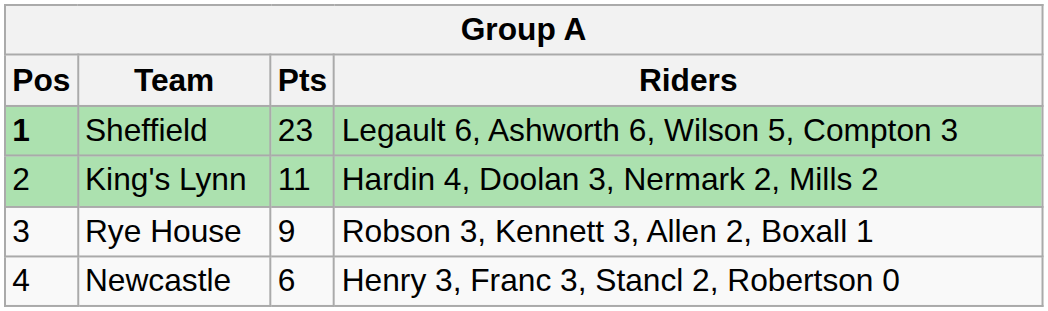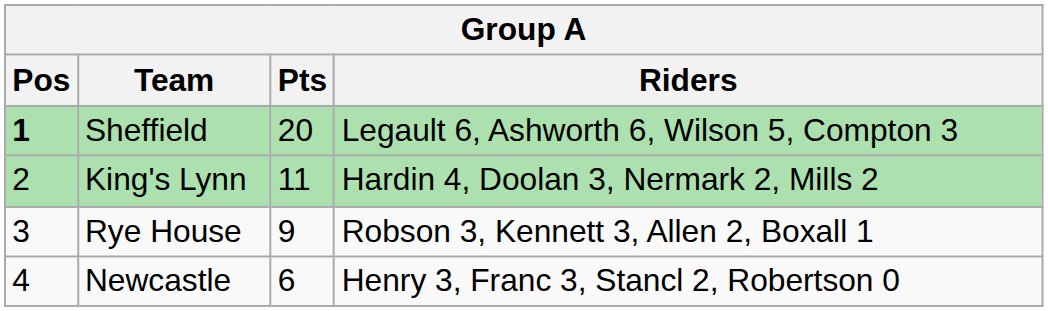(295, 130) 23 -> (295, 130) 20
